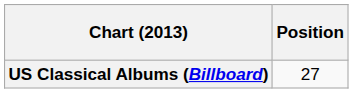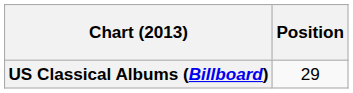(310, 74) 27 -> (310, 74) 29
